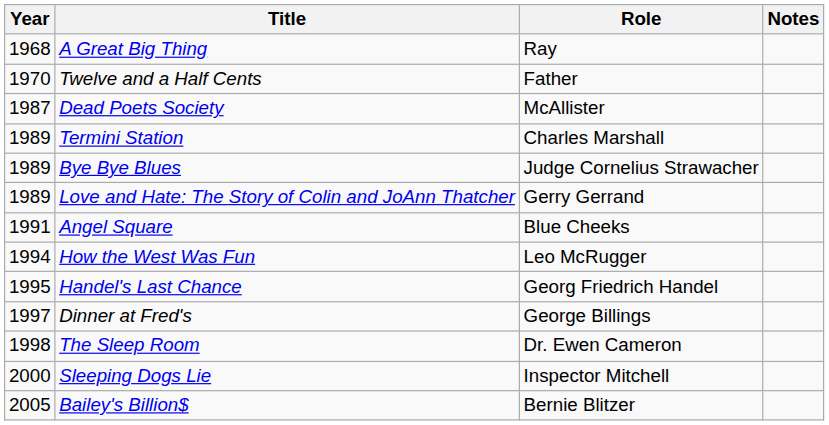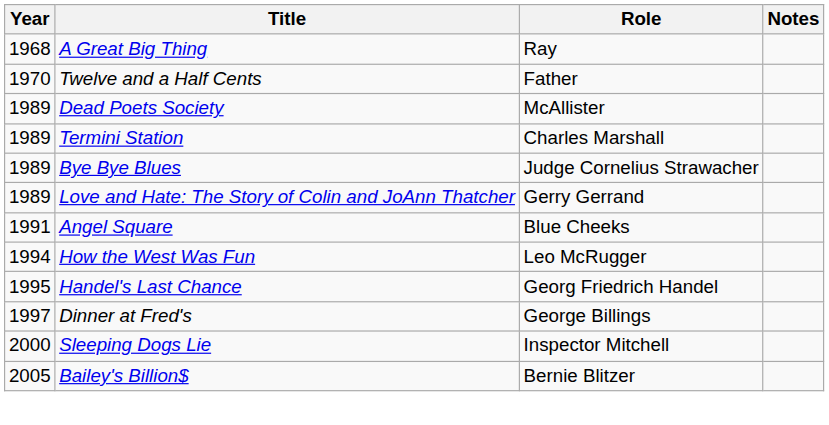(30, 108) 1987 -> (30, 108) 1989
- row: (129, 345)
